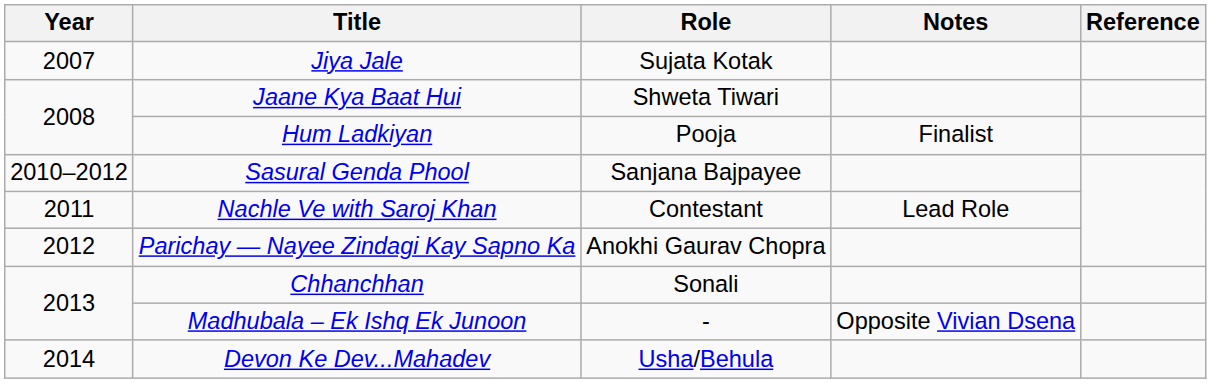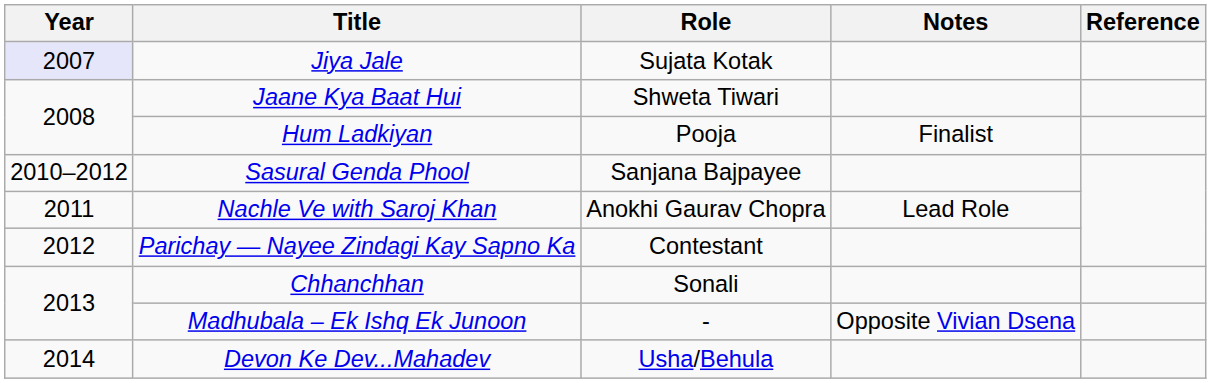(69, 60) no background -> (69, 60) lavender background
(706, 209) Contestant -> (706, 209) Anokhi Gaurav Chopra
(706, 246) Anokhi Gaurav Chopra -> (706, 246) Contestant
